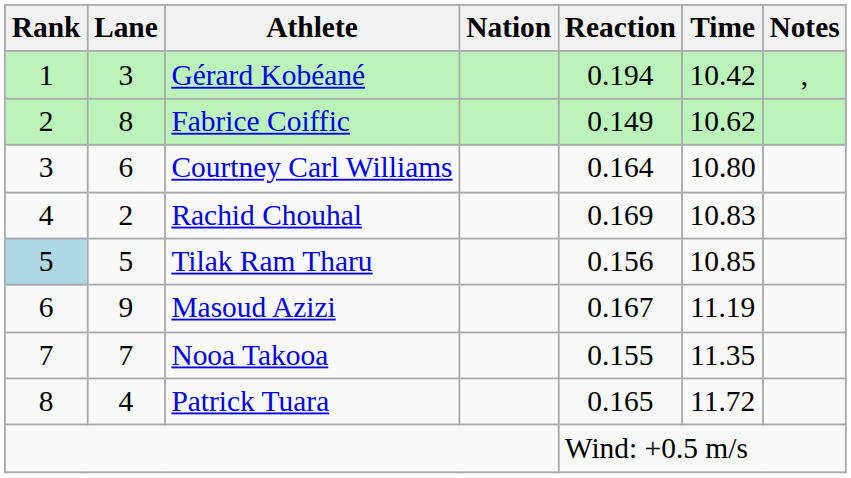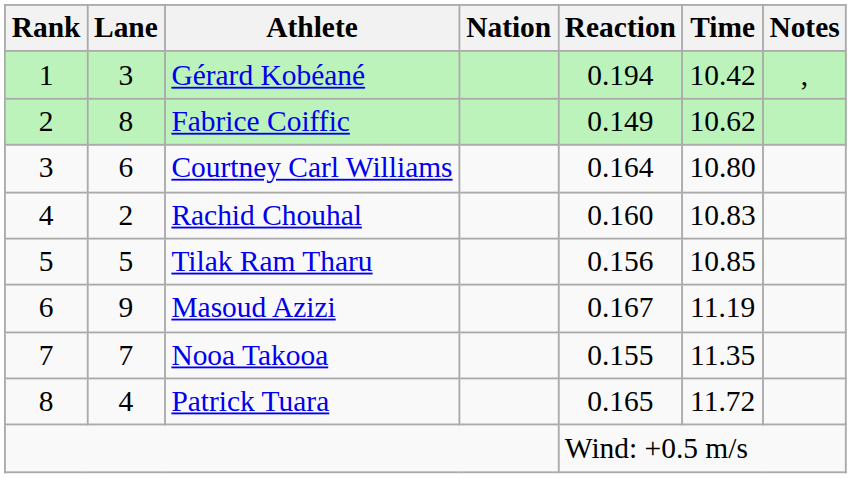(620, 214) 0.169 -> (620, 214) 0.160
(46, 261) lightblue background -> (46, 261) no background
